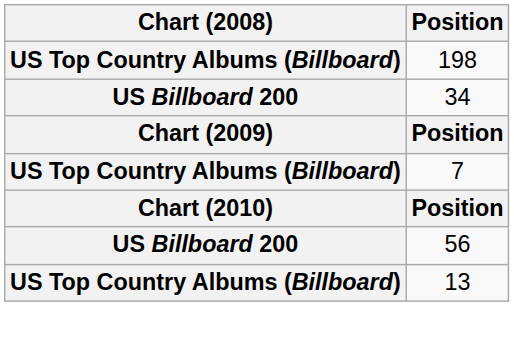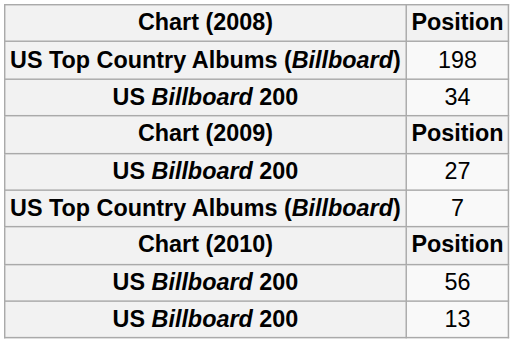+ row: (458, 171)
(205, 282) US Top Country Albums (Billboard) -> (205, 319) US Billboard 200
